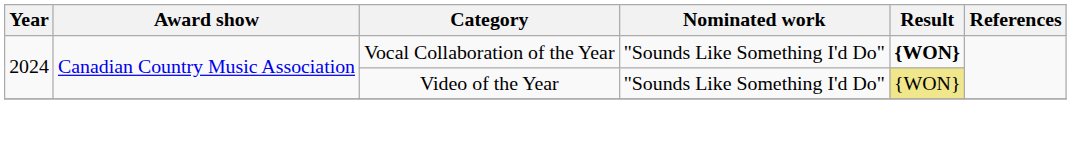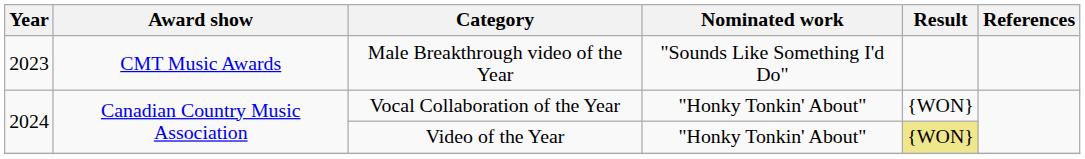+ row: (495, 62)
(754, 51) "Sounds Like Something I'd Do" -> (772, 105) "Honky Tonkin' About"
(927, 51) bold -> (941, 105) normal
(754, 83) "Sounds Like Something I'd Do" -> (772, 136) "Honky Tonkin' About"
